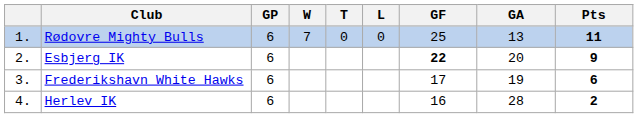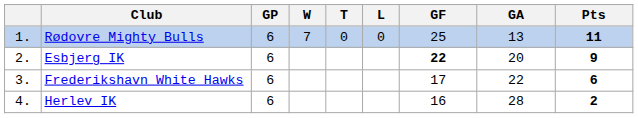(516, 80) 19 -> (516, 80) 22
